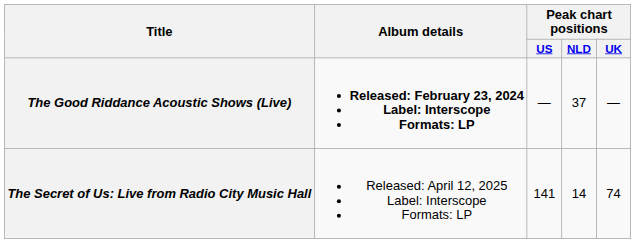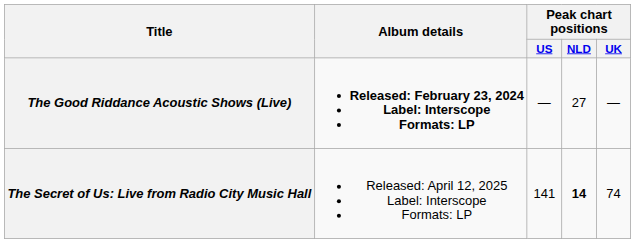(579, 103) 37 -> (579, 103) 27
(579, 193) normal -> (579, 193) bold
